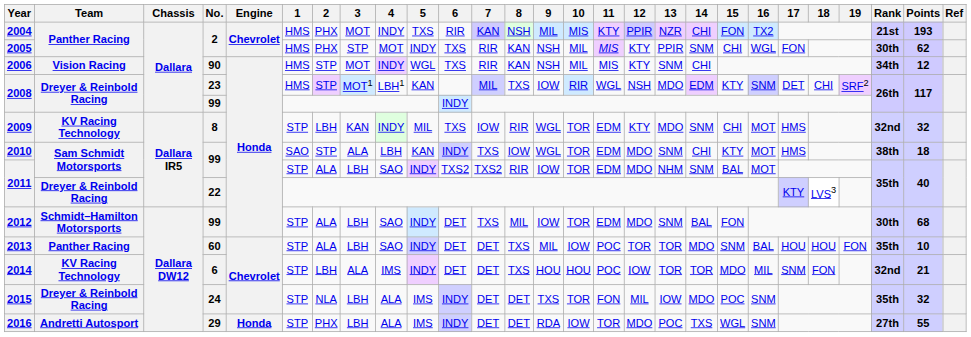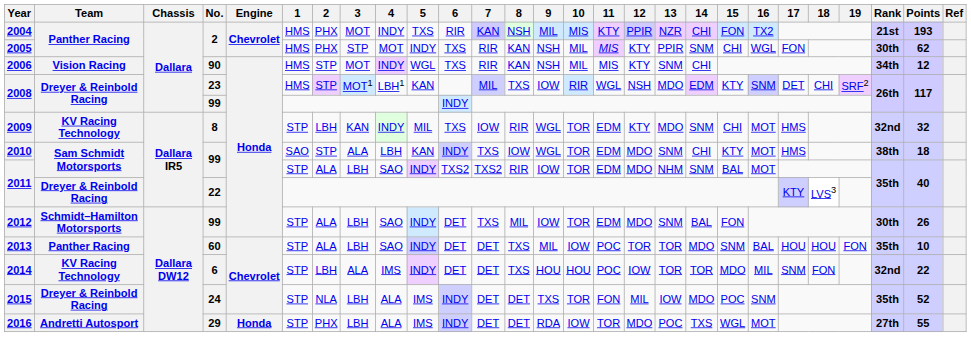(923, 222) 68 -> (923, 222) 26
(923, 270) 21 -> (923, 270) 22
(923, 300) 32 -> (923, 300) 52
(763, 323) SNM -> (763, 323) MOT
